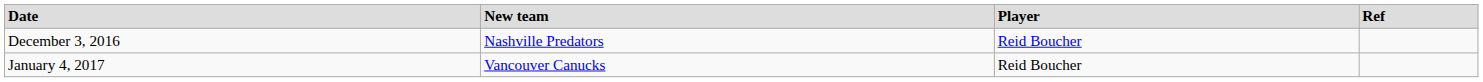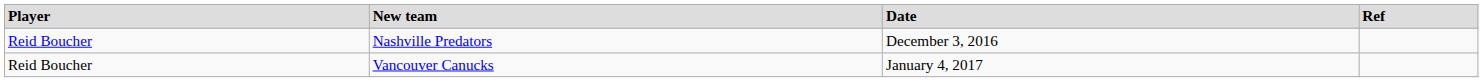columns swapped: (1019, 16) <-> (23, 16)
